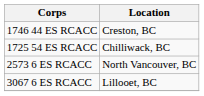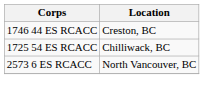- row: (49, 82)
